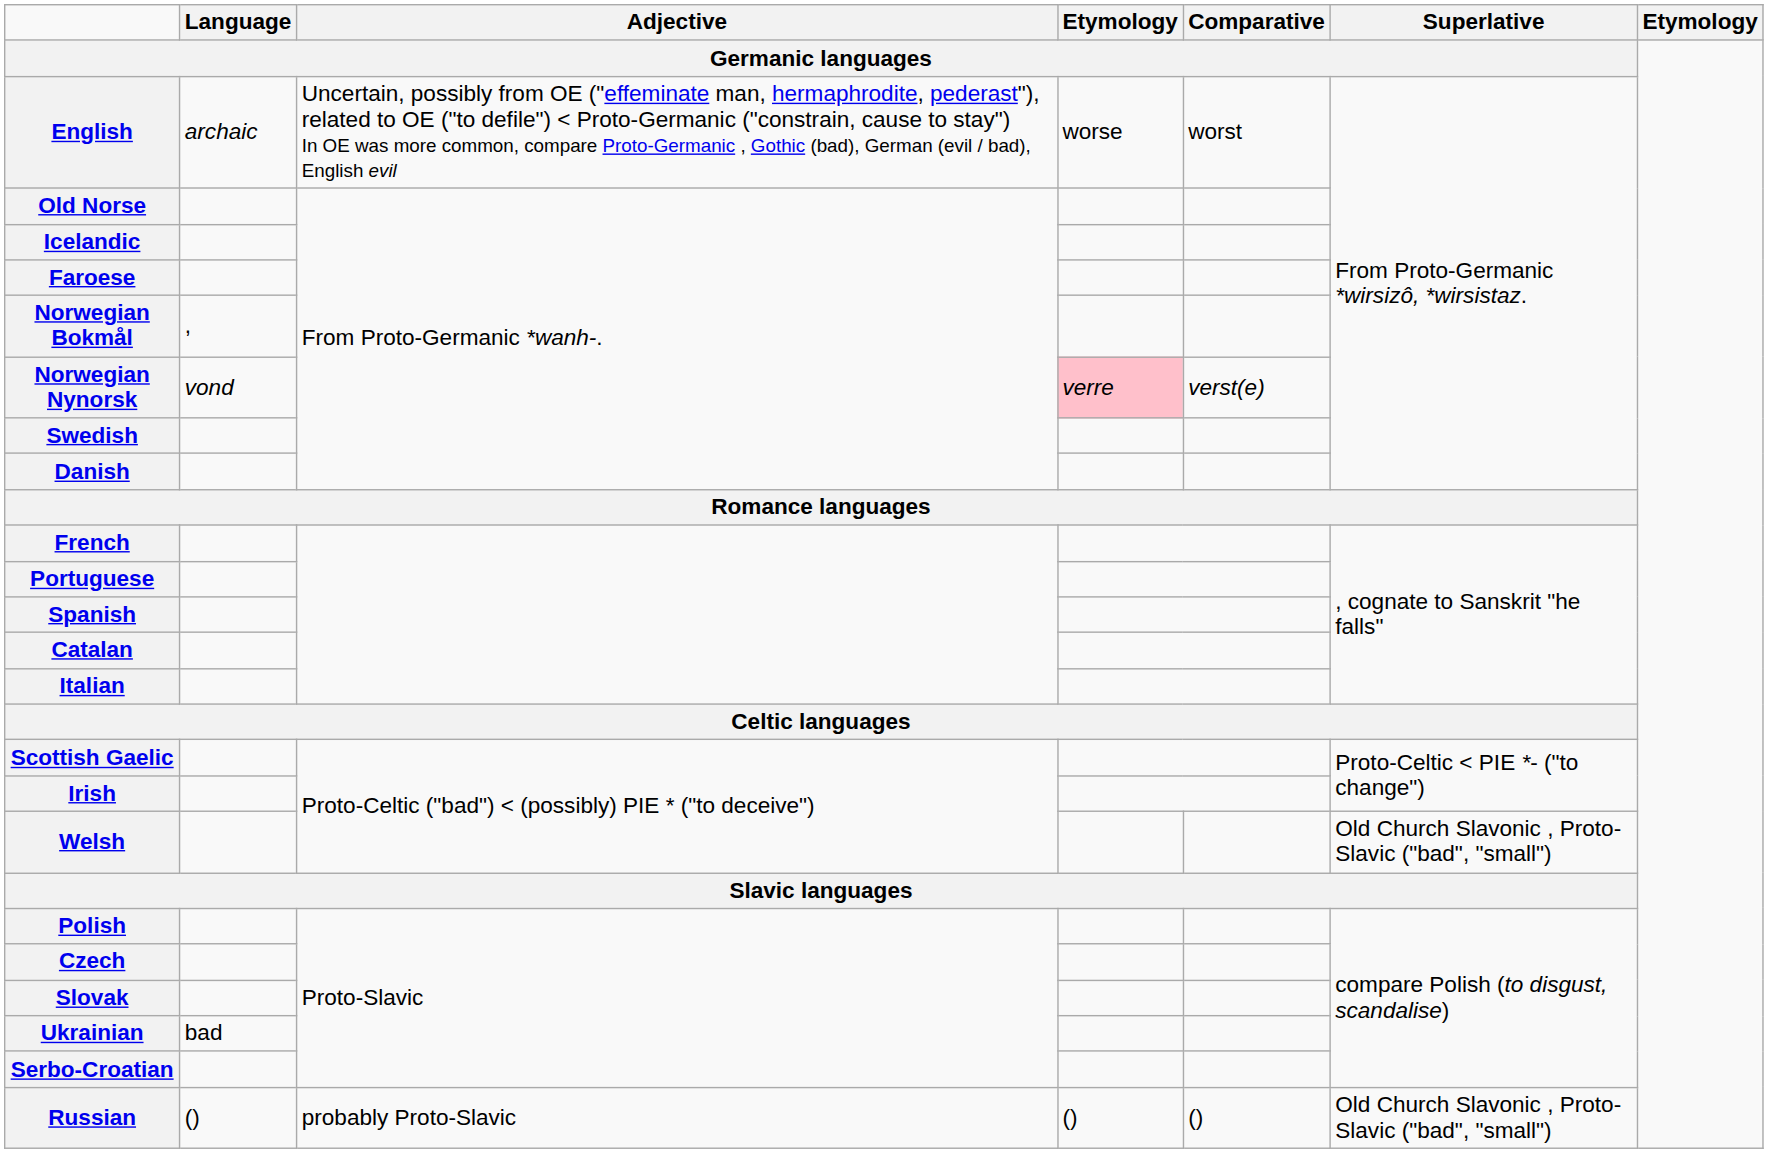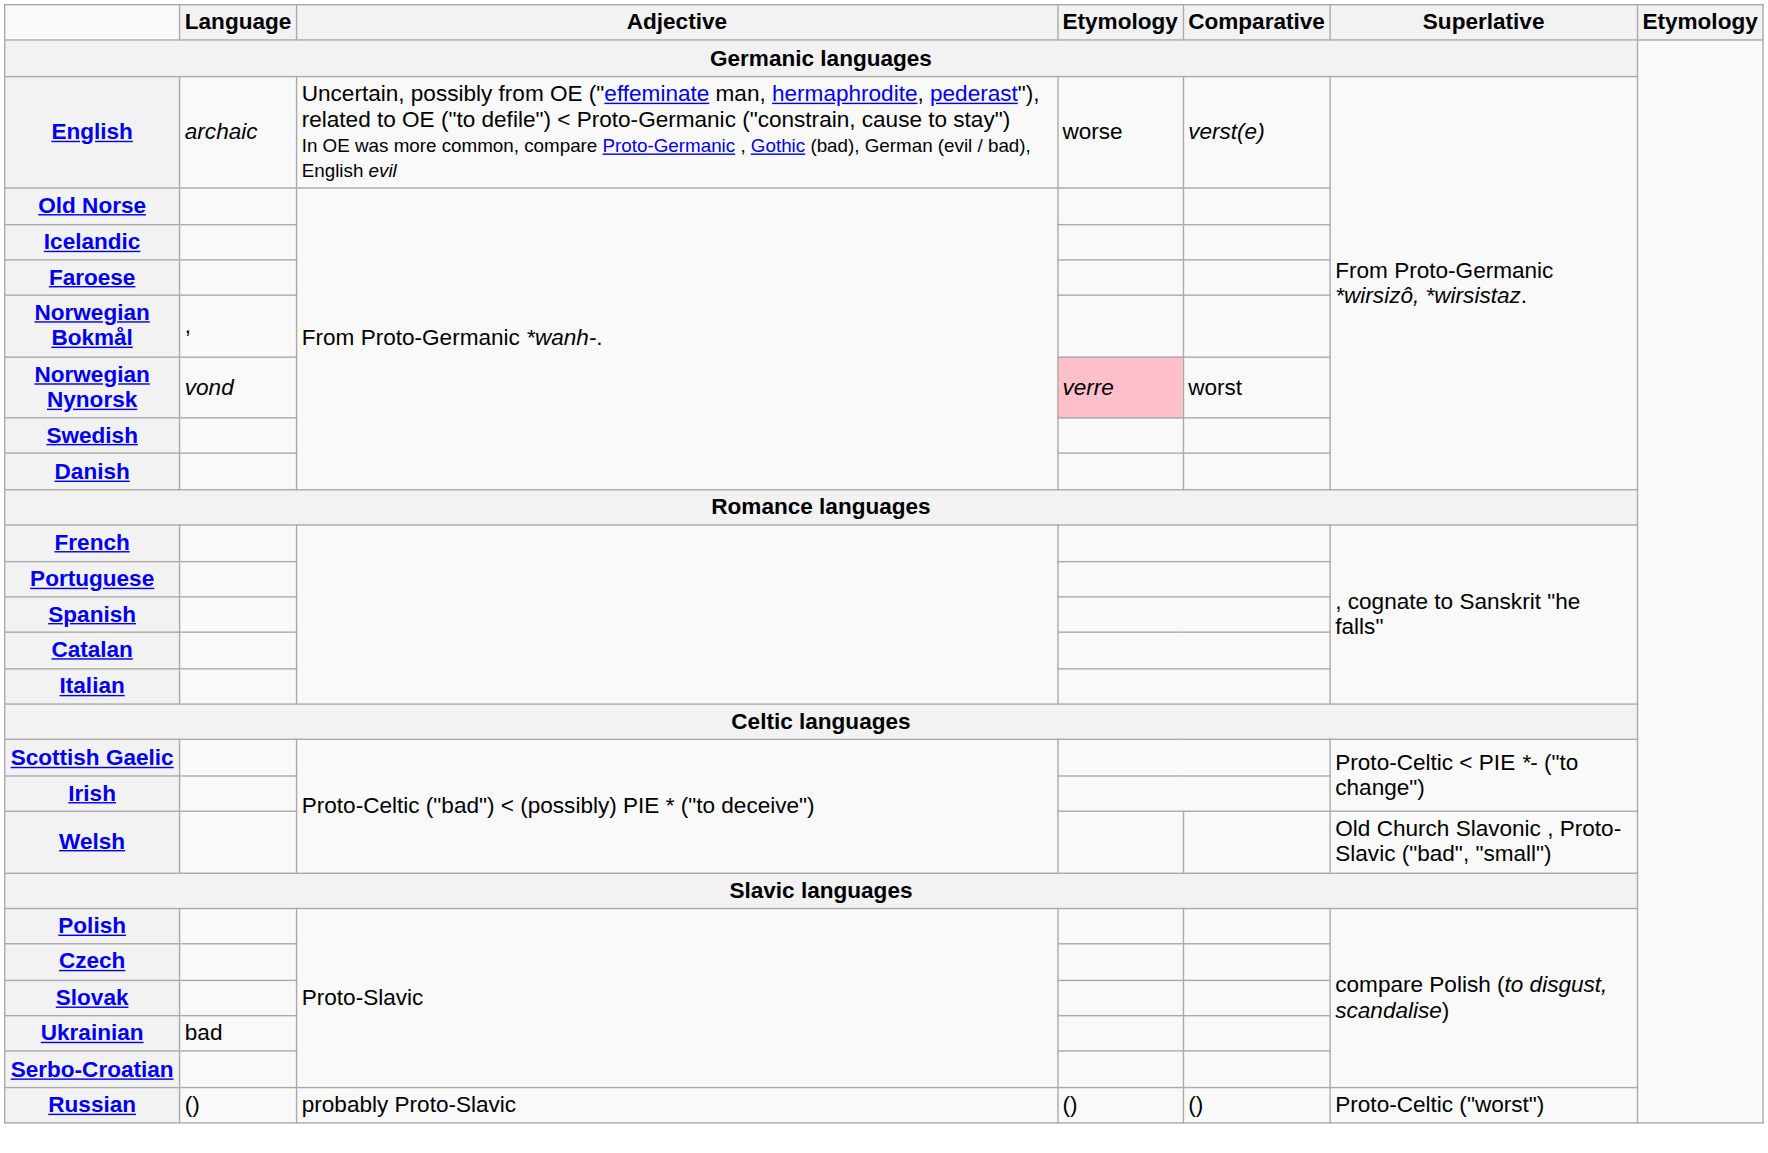(1215, 132) worst -> (1226, 132) verst(e)
(1226, 387) verst(e) -> (1215, 387) worst
(1478, 1117) Old Church Slavonic , Proto-Slavic ("bad", "small") -> (1440, 1104) Proto-Celtic ("worst")
